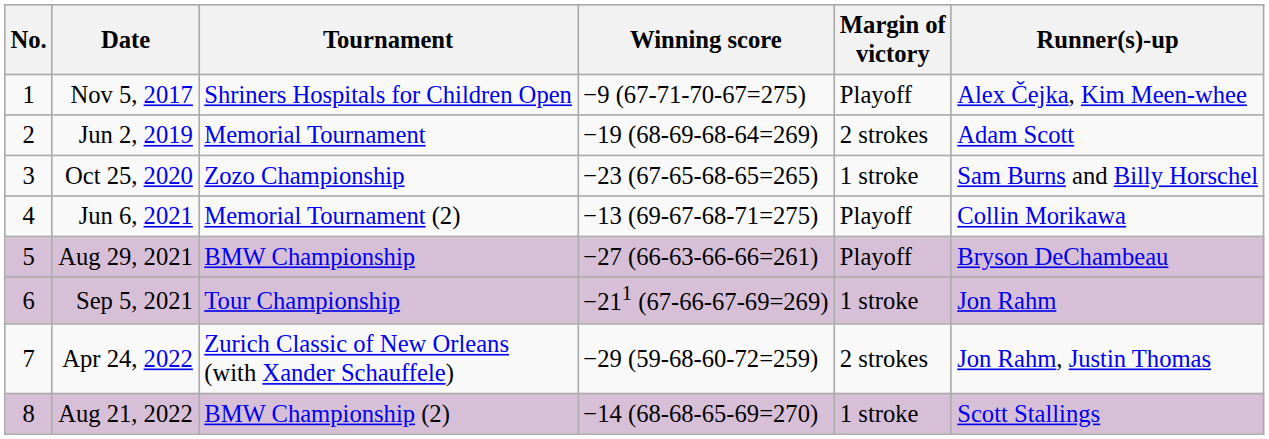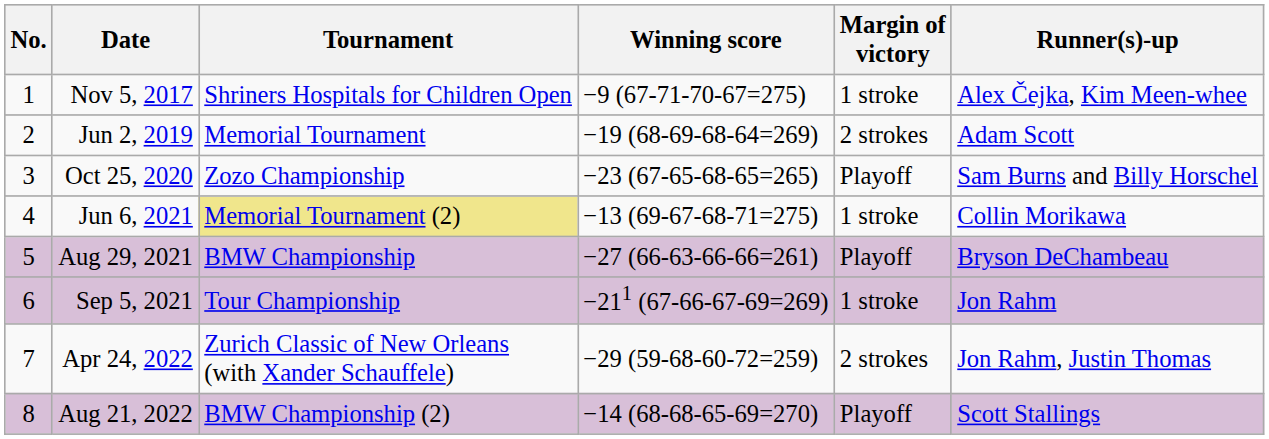(876, 94) Playoff -> (879, 94) 1 stroke
(879, 175) 1 stroke -> (876, 175) Playoff
(332, 216) no background -> (332, 216) khaki background
(876, 216) Playoff -> (879, 216) 1 stroke
(879, 413) 1 stroke -> (876, 413) Playoff
